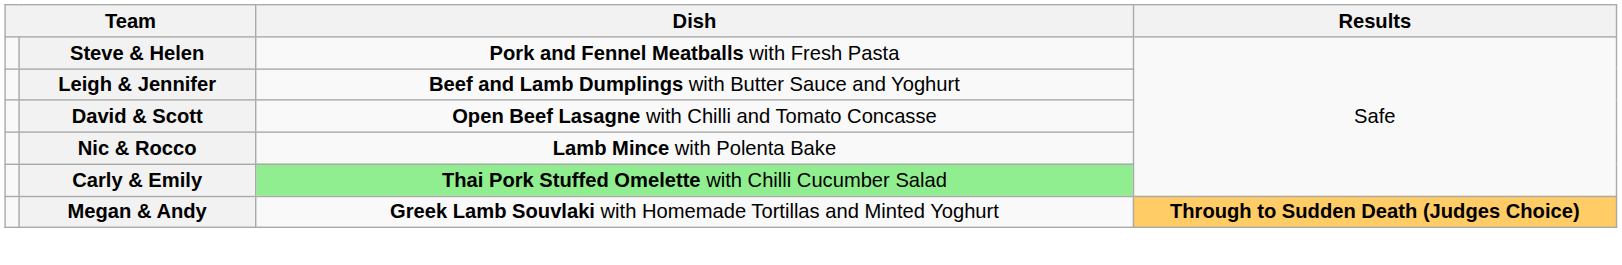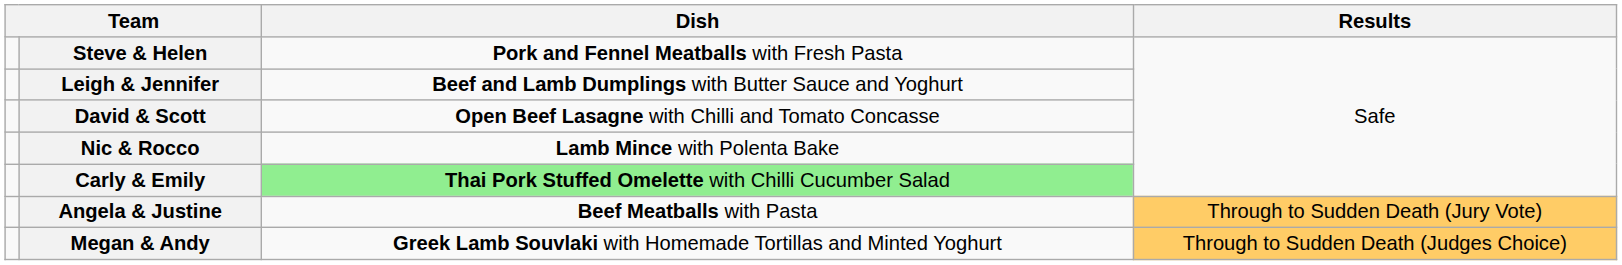+ row: (140, 212)
(1375, 212) bold -> (1375, 244) normal
